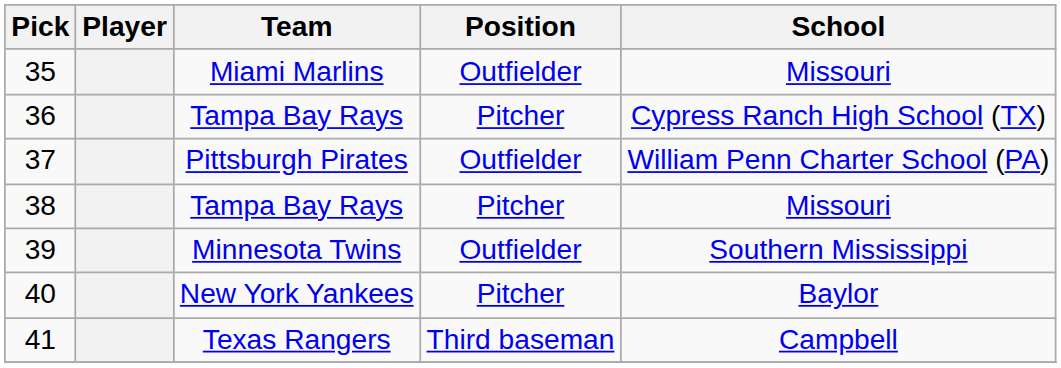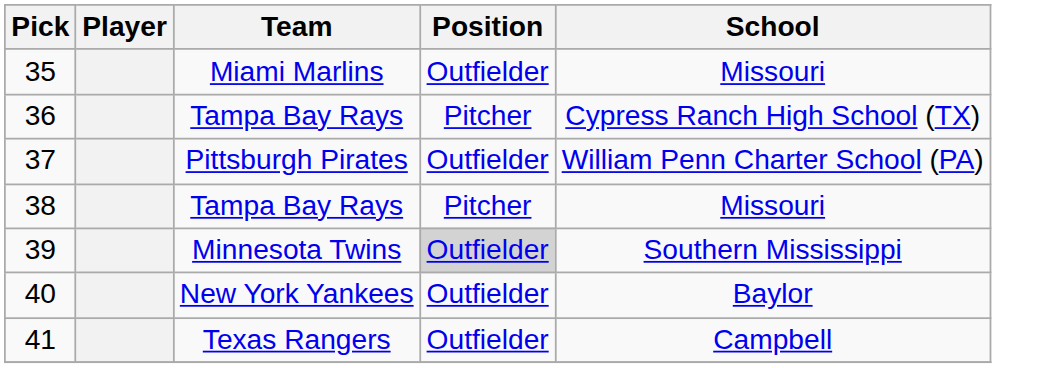(521, 250) no background -> (488, 250) lightgrey background
(520, 294) Pitcher -> (488, 294) Outfielder
(521, 339) Third baseman -> (488, 339) Outfielder
